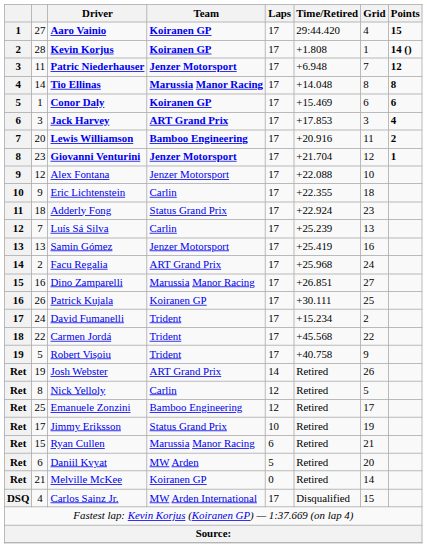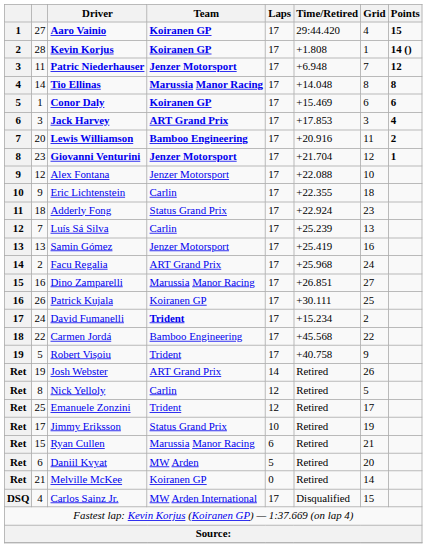(165, 318) normal -> (167, 318) bold
(165, 336) Trident -> (196, 336) Bamboo Engineering
(196, 407) Bamboo Engineering -> (165, 407) Trident
